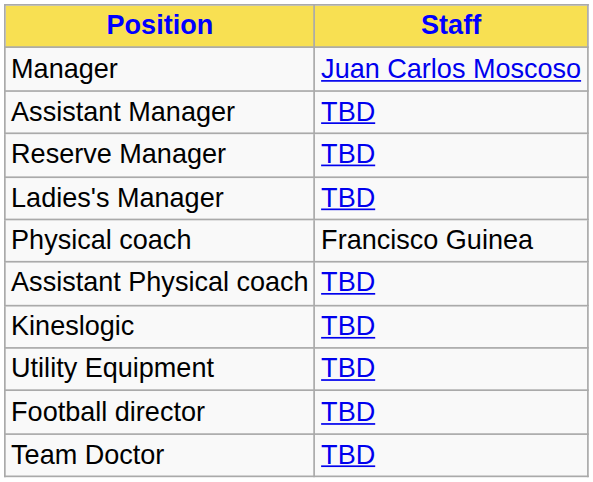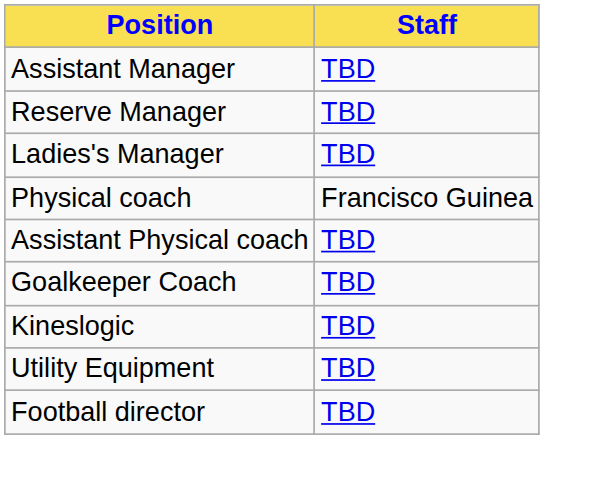- row: (64, 68)
+ row: (124, 283)
- row: (88, 454)
